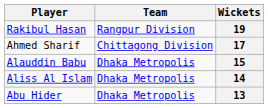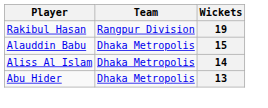- row: (239, 46)
